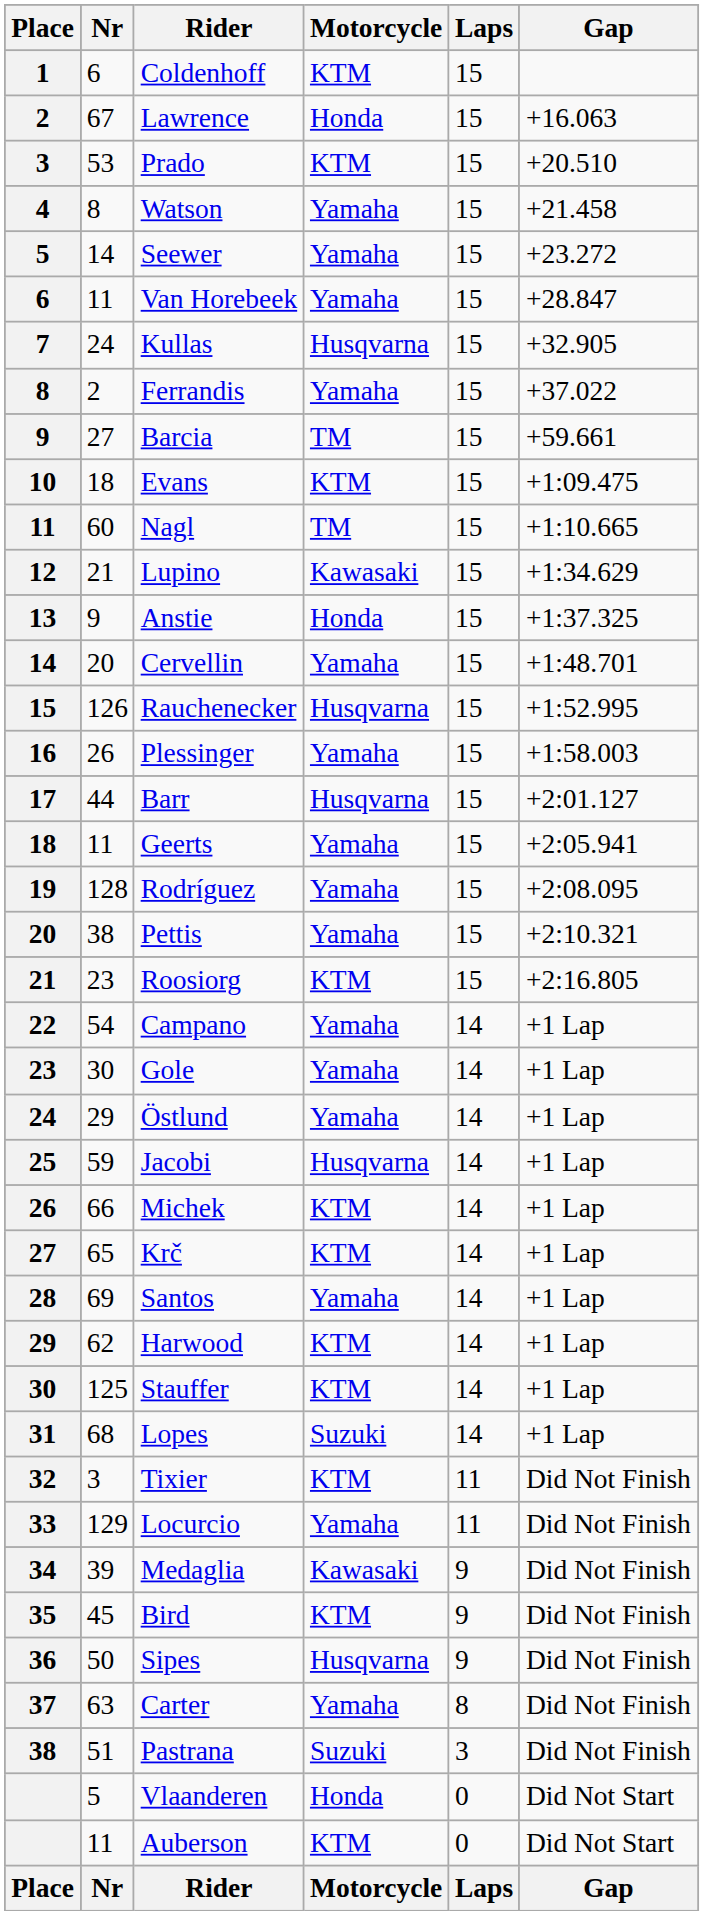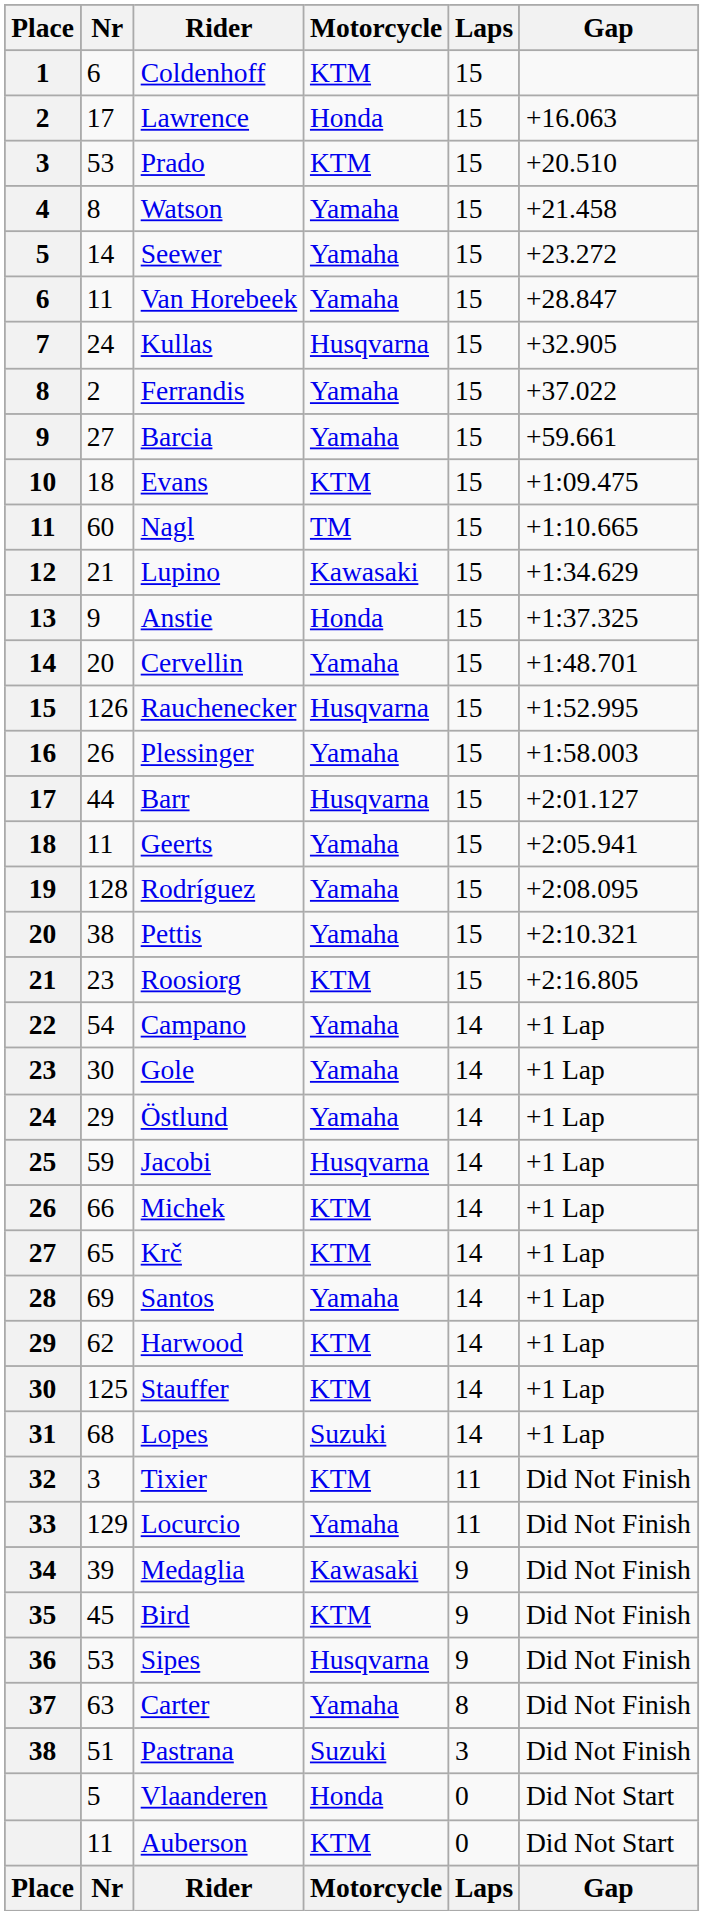(100, 118) 67 -> (100, 118) 17
(331, 435) TM -> (354, 435) Yamaha
(100, 1660) 50 -> (100, 1660) 53
